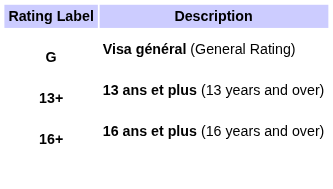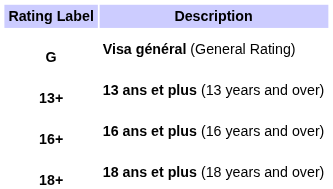+ row: (51, 180)
